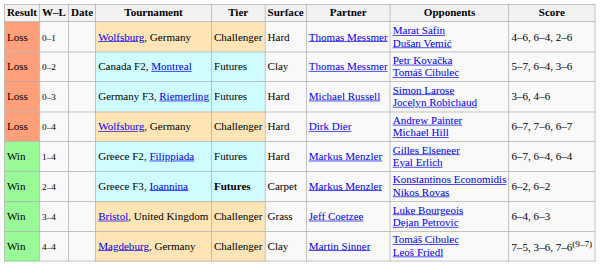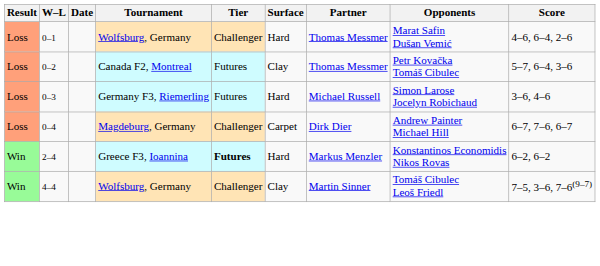(145, 126) Wolfsburg, Germany -> (147, 126) Magdeburg, Germany
(279, 126) Hard -> (282, 126) Carpet
- row: (49, 157)
(282, 186) Carpet -> (279, 156) Hard
- row: (49, 217)
(147, 246) Magdeburg, Germany -> (145, 186) Wolfsburg, Germany
